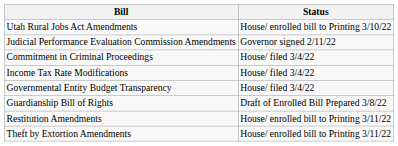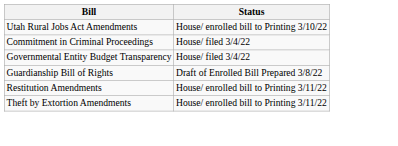- row: (121, 42)
- row: (67, 73)
